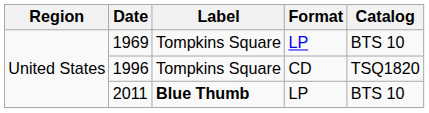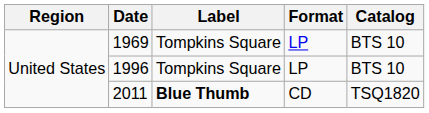(300, 68) CD -> (298, 68) LP
(385, 68) TSQ1820 -> (378, 68) BTS 10
(298, 94) LP -> (300, 94) CD
(378, 94) BTS 10 -> (385, 94) TSQ1820
